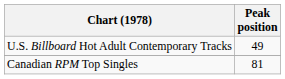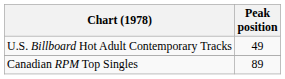(257, 64) 81 -> (257, 64) 89
